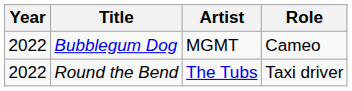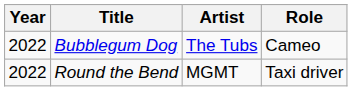(212, 45) MGMT -> (222, 45) The Tubs
(222, 72) The Tubs -> (212, 72) MGMT
